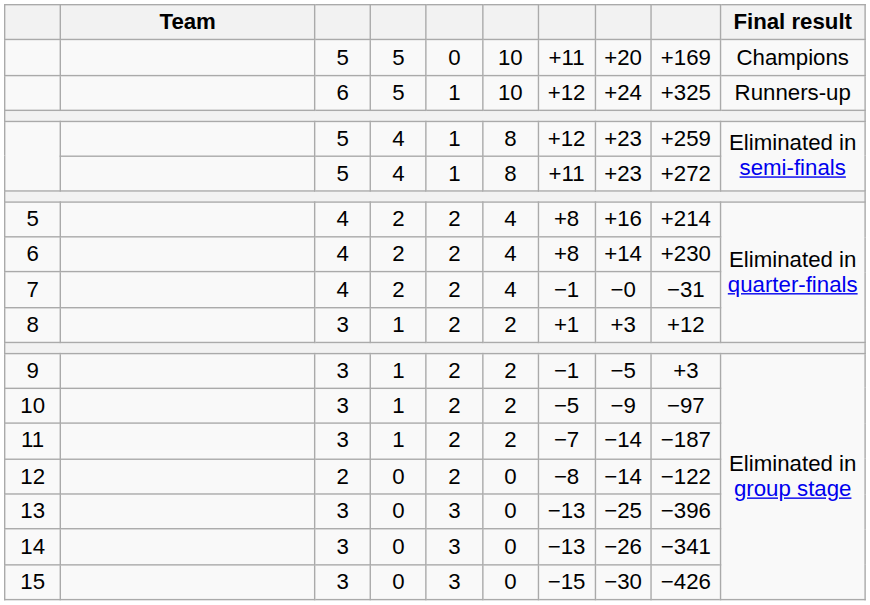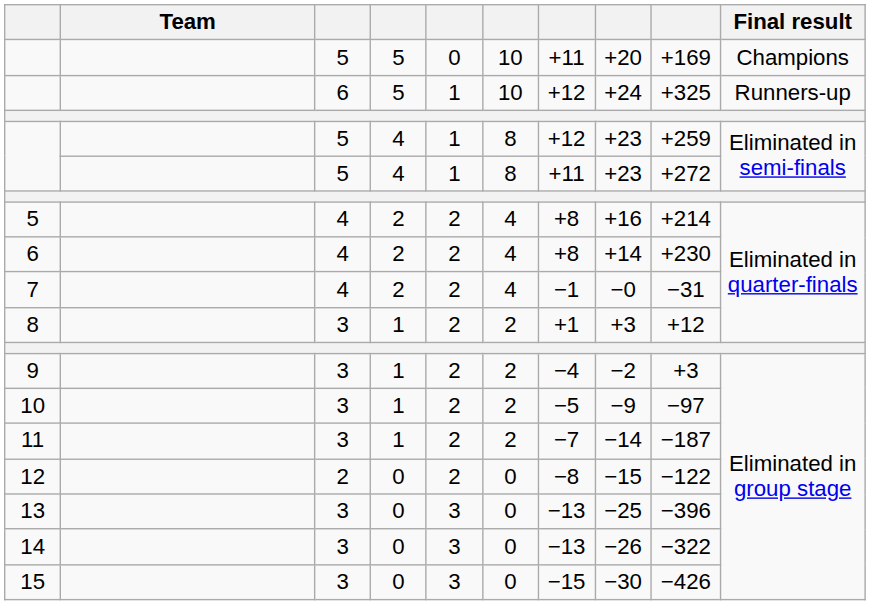(567, 370) −1 -> (567, 370) −4
(623, 370) −5 -> (623, 370) −2
(623, 476) −14 -> (623, 476) −15
(686, 546) −341 -> (686, 546) −322
